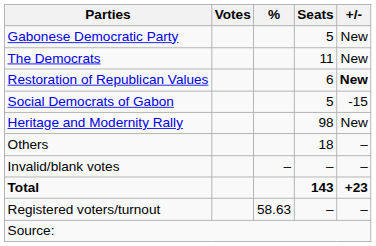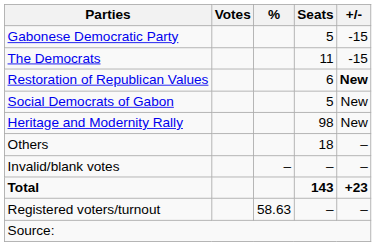(354, 36) New -> (358, 36) -15
(354, 58) New -> (358, 58) -15
(358, 101) -15 -> (354, 101) New
